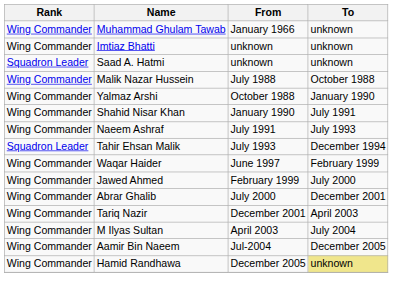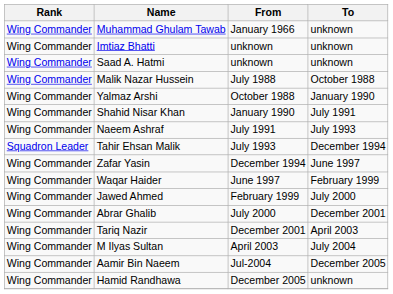(48, 63) Squadron Leader -> (49, 63) Wing Commander
+ row: (123, 163)
(332, 264) khaki background -> (332, 280) no background
